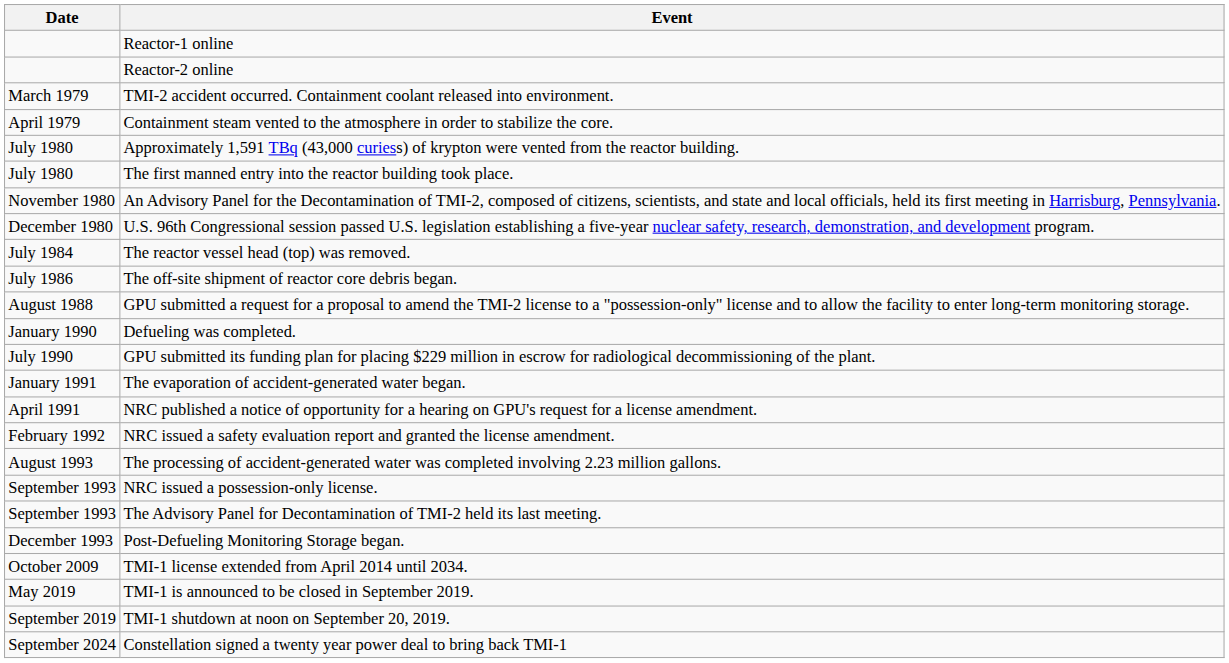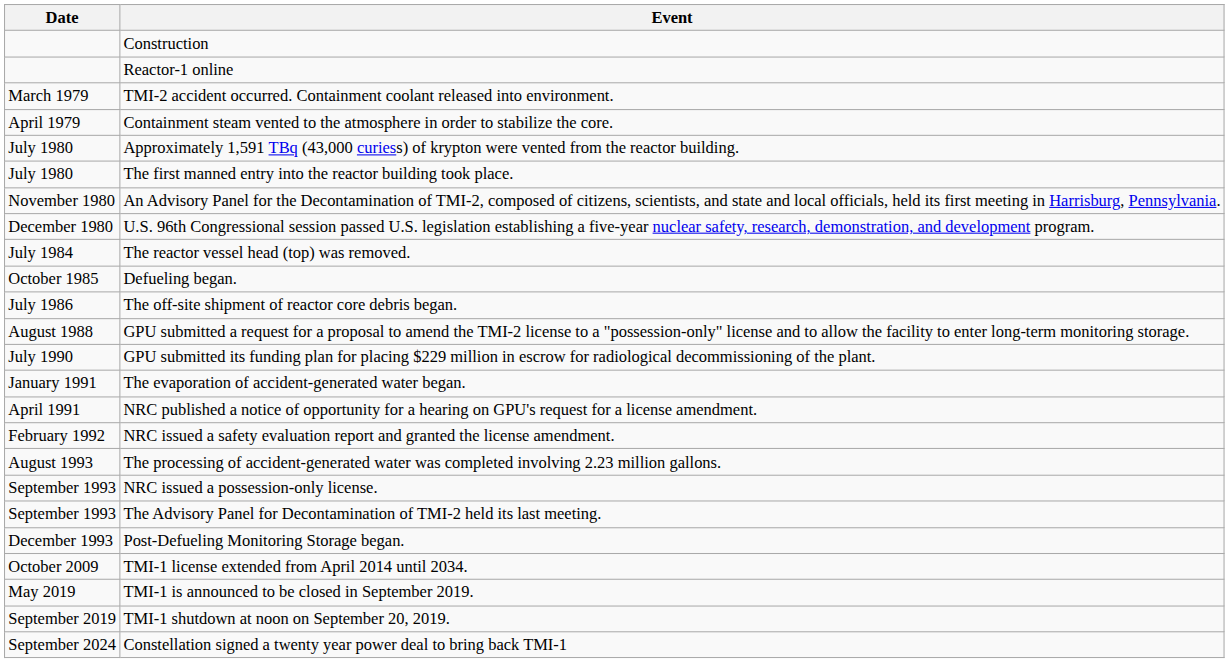+ row: (166, 43)
- row: (178, 69)
+ row: (180, 278)
- row: (210, 331)
